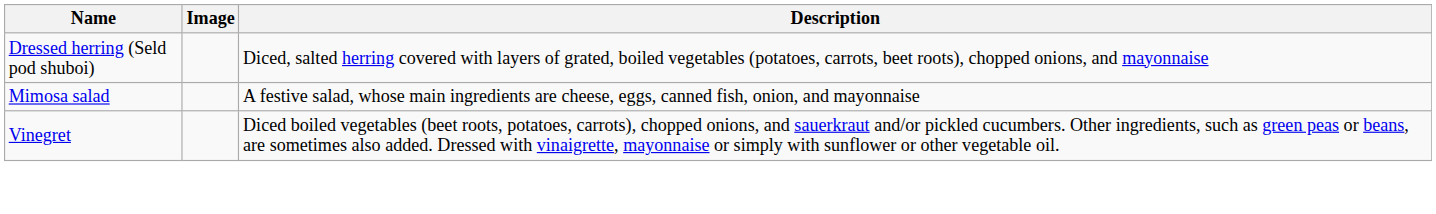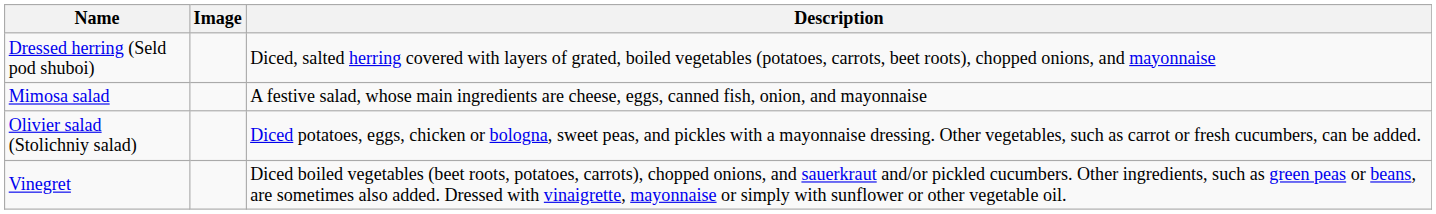+ row: (73, 135)
